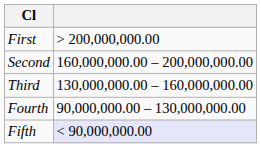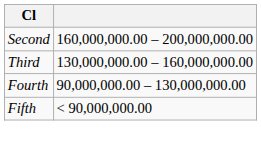- row: (22, 39)
(104, 131) lavender background -> (104, 108) no background
